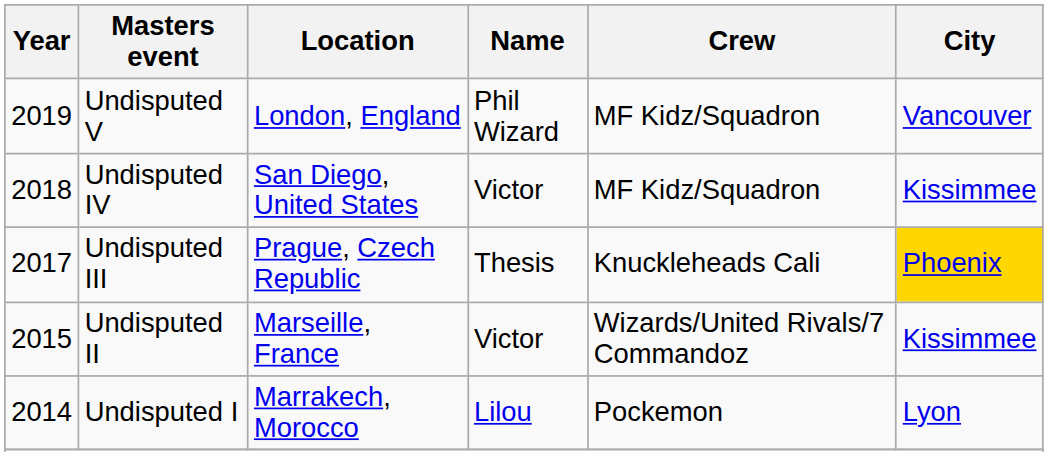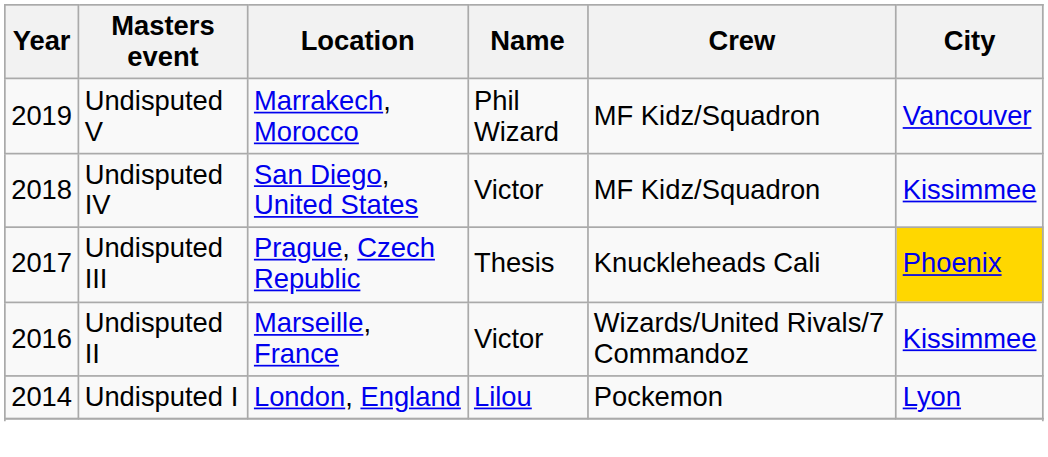(357, 115) London, England -> (322, 115) Marrakech, Morocco
(42, 338) 2015 -> (42, 338) 2016
(322, 412) Marrakech, Morocco -> (357, 397) London, England
